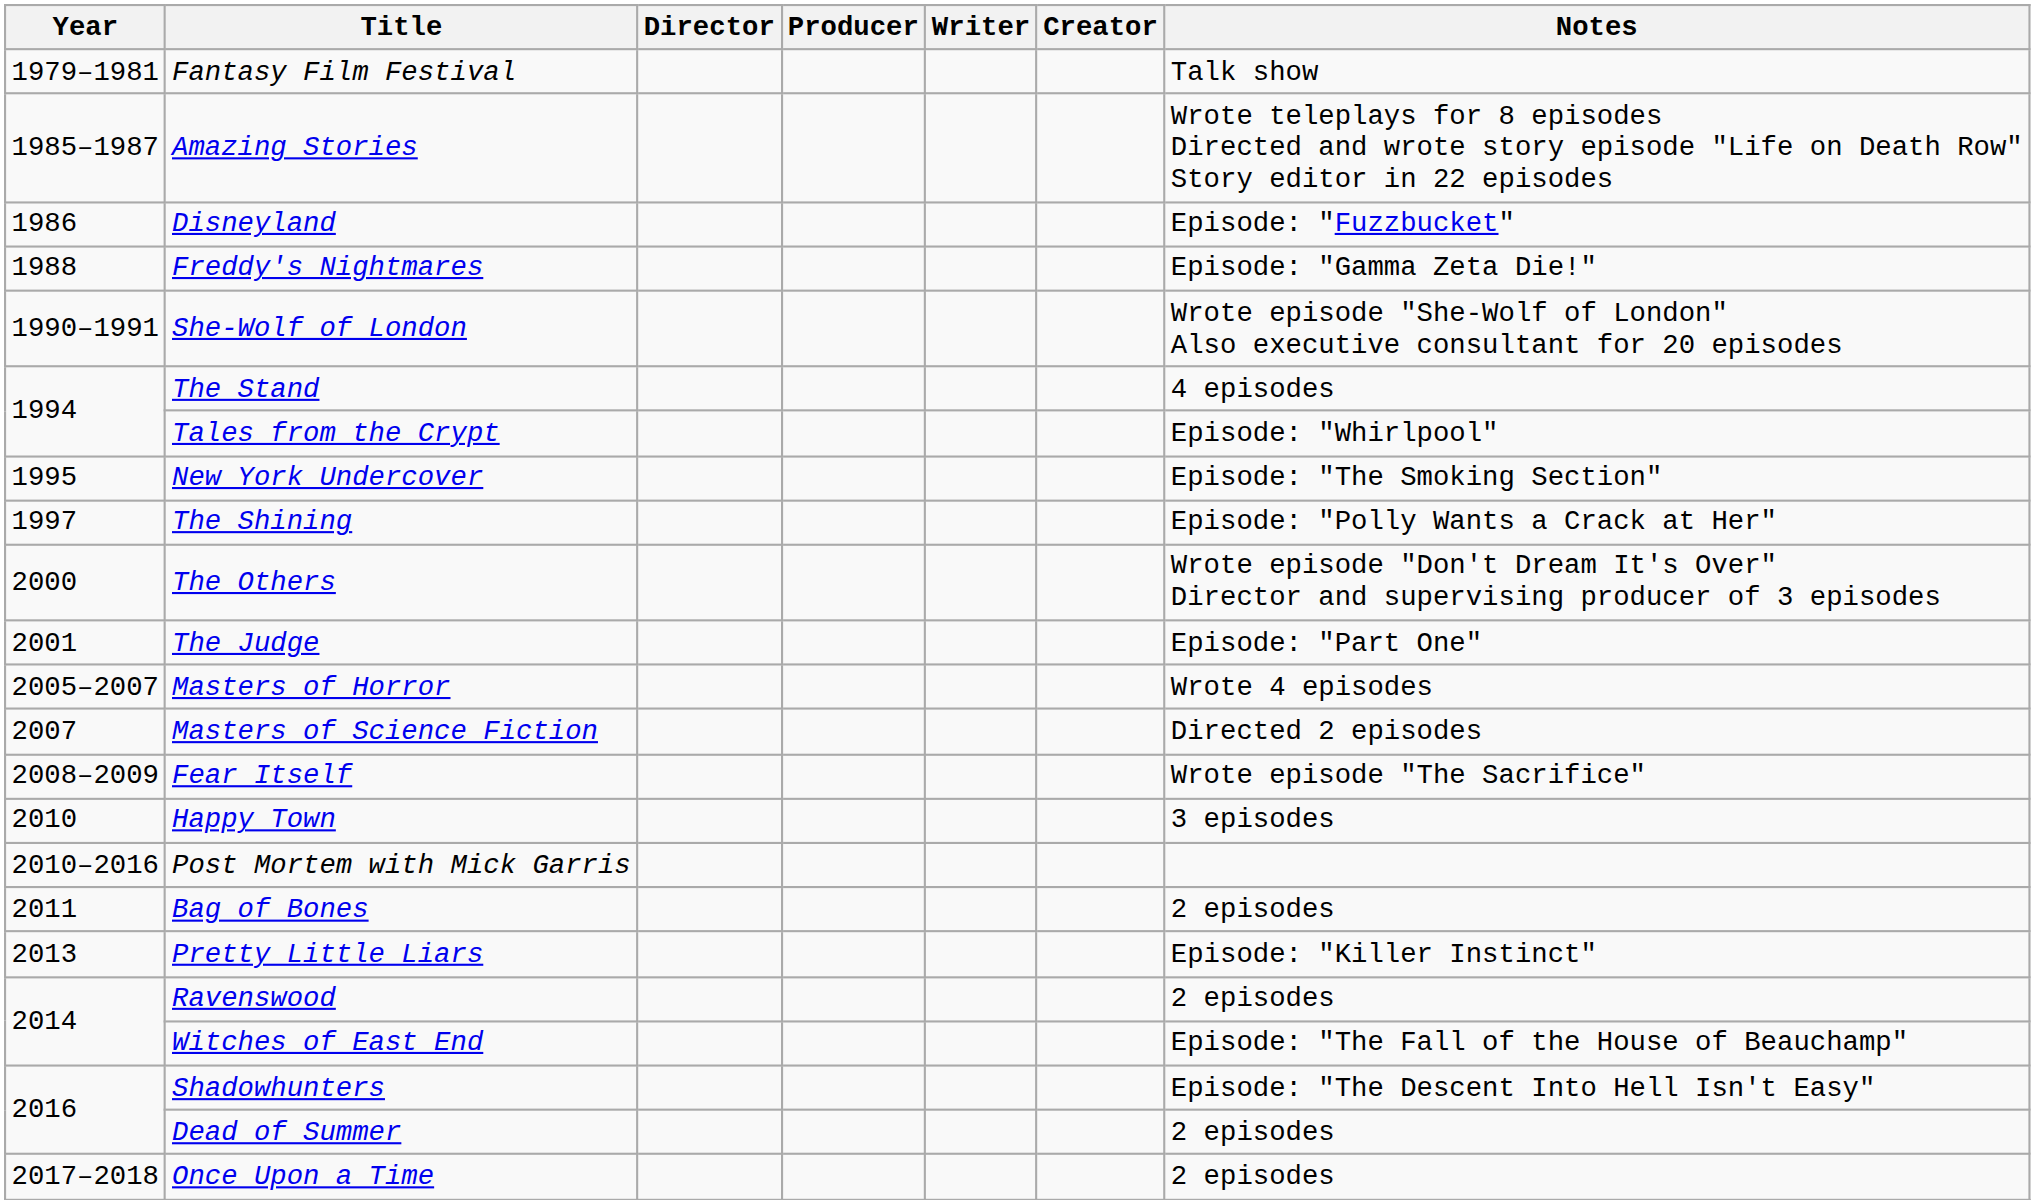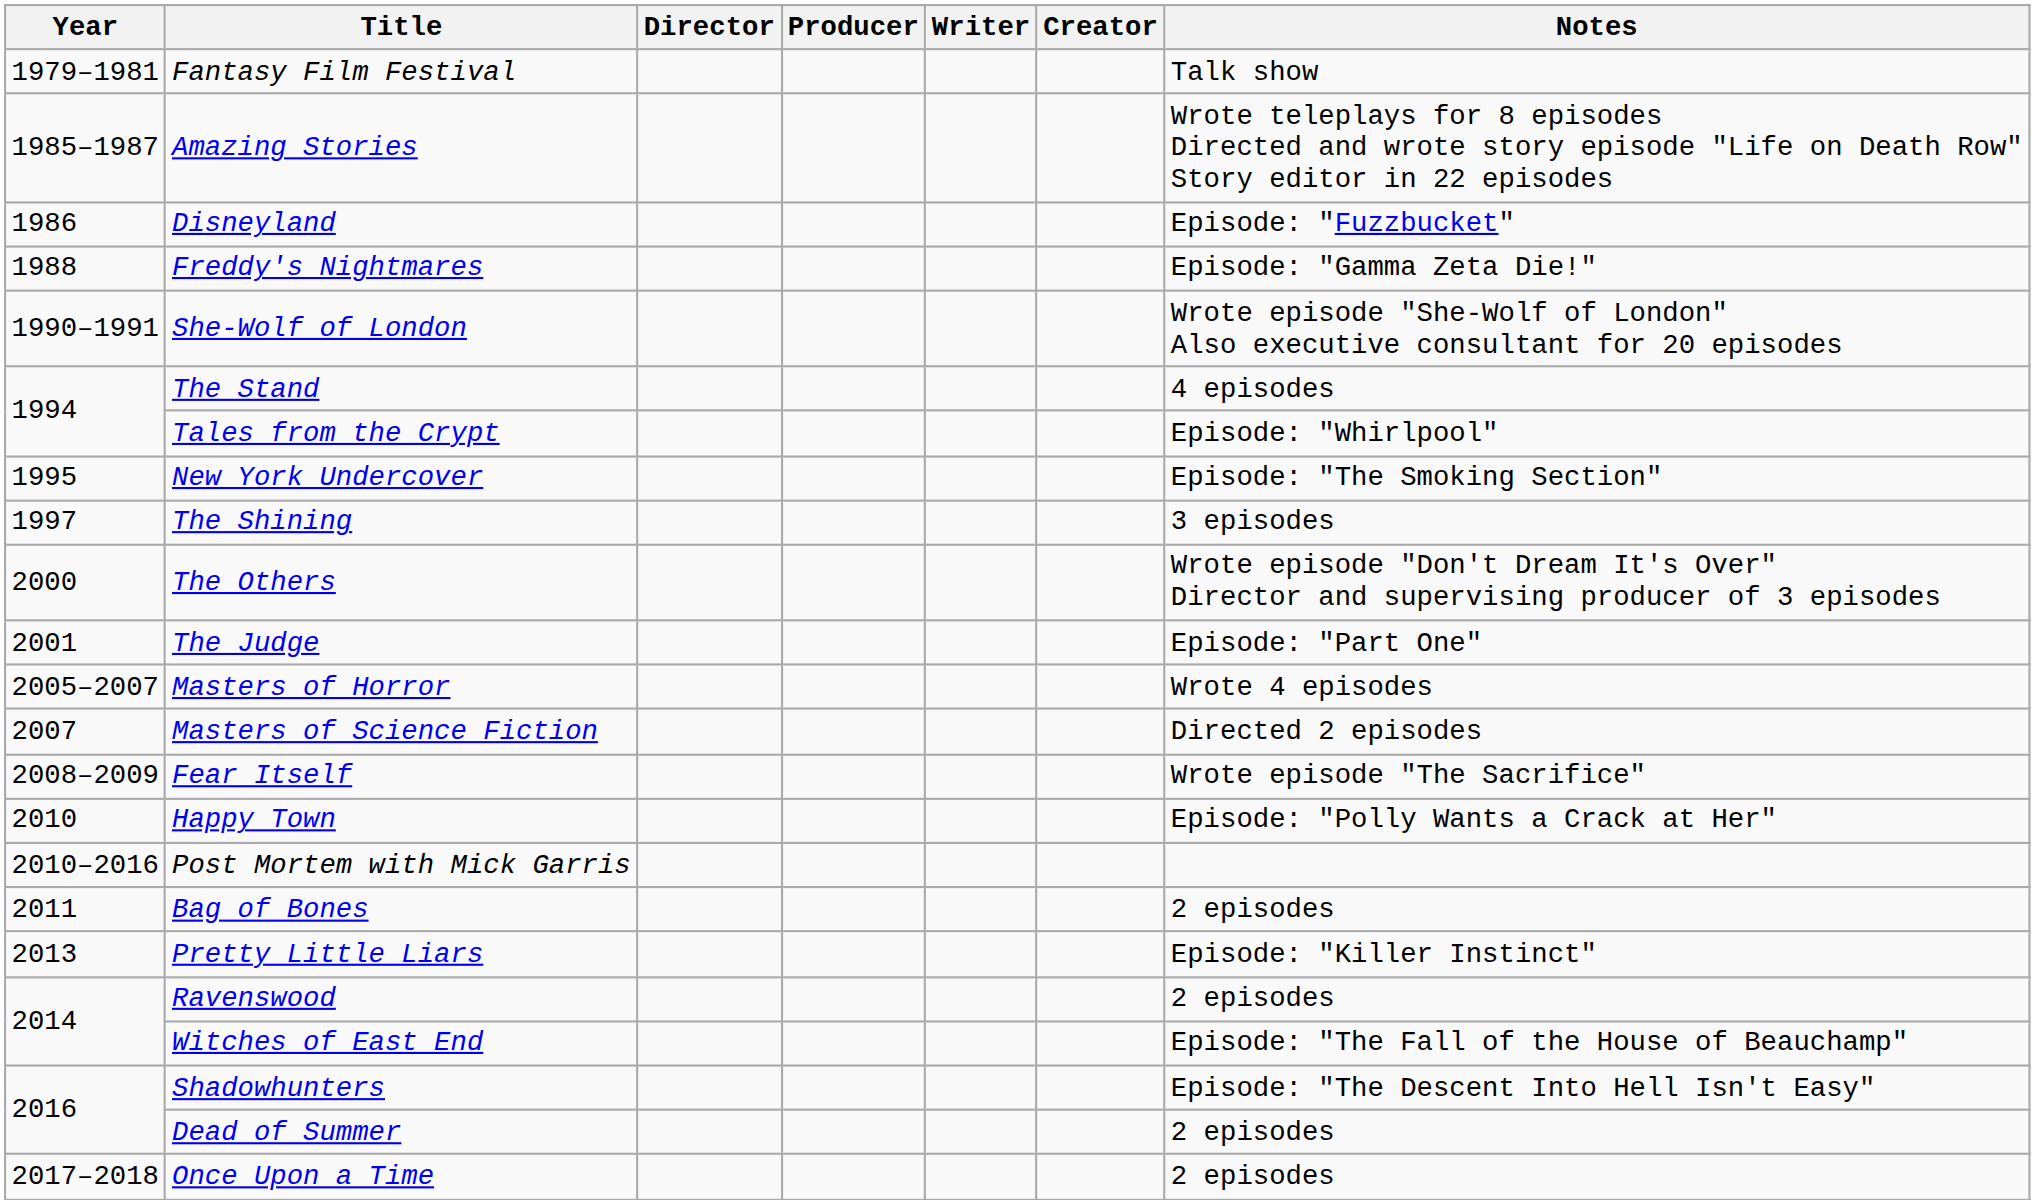(1474, 522) Episode: "Polly Wants a Crack at Her" -> (1253, 522) 3 episodes
(1253, 821) 3 episodes -> (1474, 821) Episode: "Polly Wants a Crack at Her"
